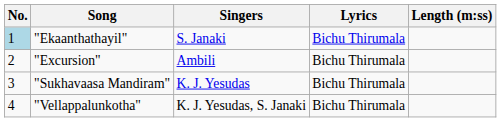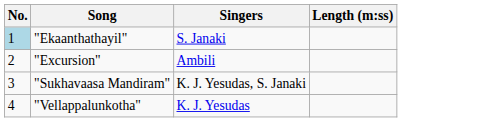- column: (359, 15)
(213, 83) K. J. Yesudas -> (241, 83) K. J. Yesudas, S. Janaki
(241, 106) K. J. Yesudas, S. Janaki -> (213, 106) K. J. Yesudas
